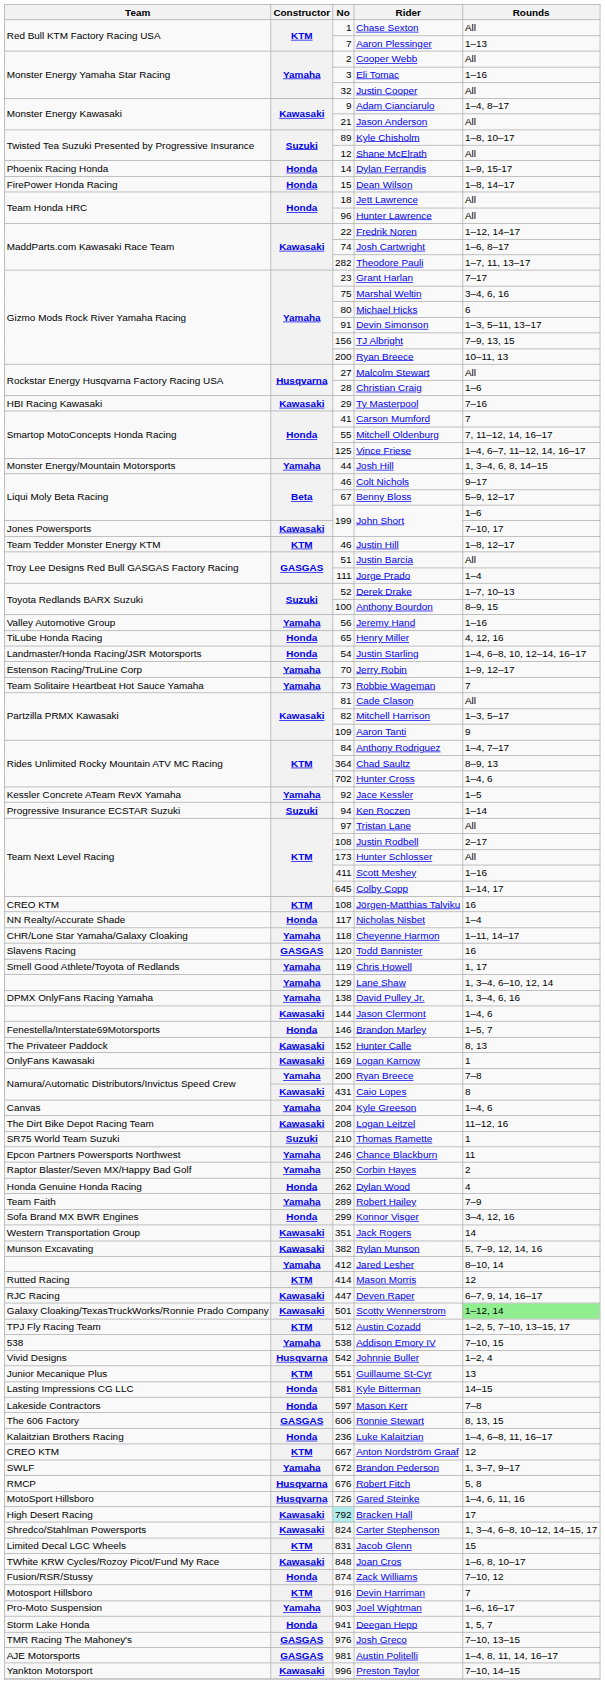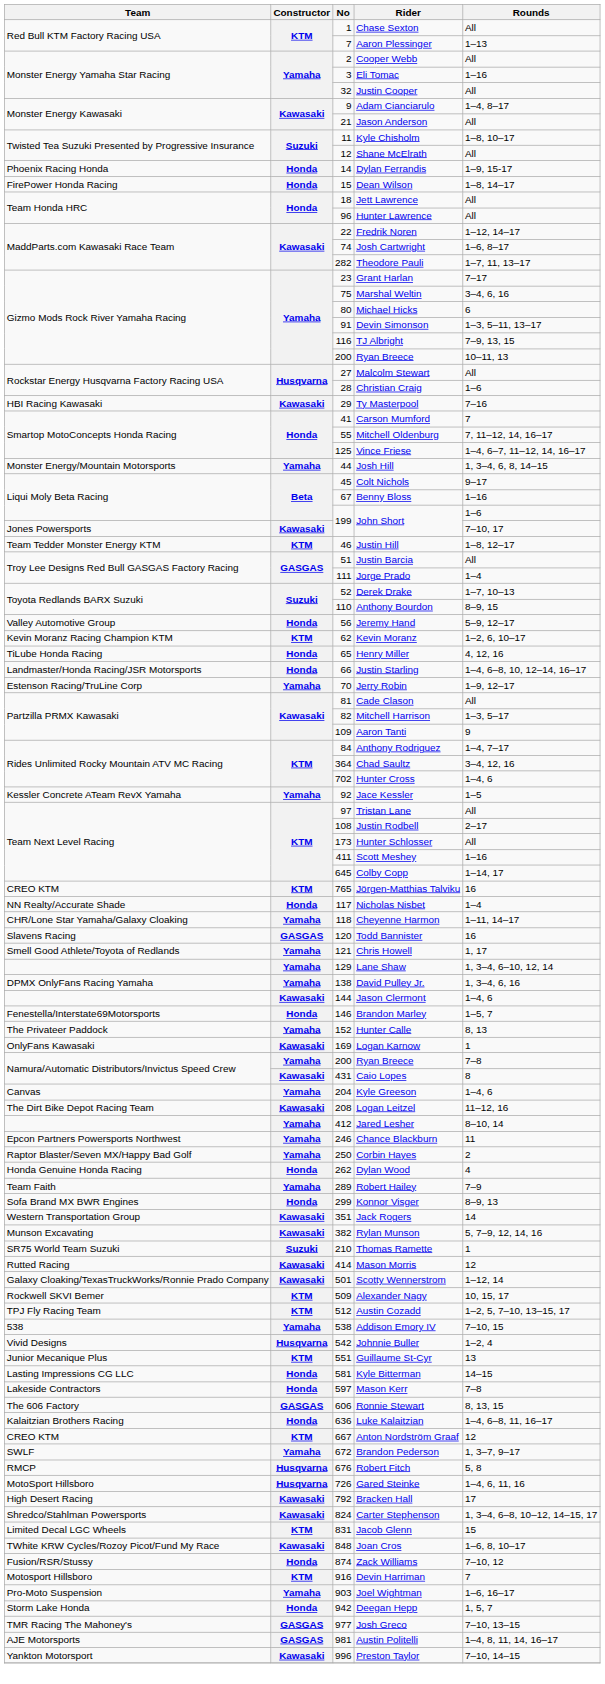(346, 137) 89 -> (346, 137) 11
(343, 340) 156 -> (344, 340) 116
(346, 481) 46 -> (346, 481) 45
(490, 497) 5–9, 12–17 -> (476, 497) 1–16
(343, 606) 100 -> (344, 606) 110
(302, 622) Yamaha -> (302, 622) Honda
(476, 622) 1–16 -> (490, 622) 5–9, 12–17
+ row: (90, 638)
(346, 653) 54 -> (346, 669) 66
- row: (105, 685)
(481, 763) 8–9, 13 -> (490, 763) 3–4, 12, 16
- row: (93, 810)
(343, 904) 108 -> (343, 888) 765
(344, 966) 119 -> (343, 951) 121
(302, 1045) Kawasaki -> (302, 1029) Yamaha
rows swapped: (63, 1139) <-> (138, 1264)
(490, 1217) 3–4, 12, 16 -> (481, 1201) 8–9, 13
(302, 1279) KTM -> (302, 1264) Kawasaki
- row: (33, 1295)
(484, 1311) lightgreen background -> (484, 1279) no background
+ row: (55, 1295)
(343, 1436) 236 -> (343, 1420) 636
(343, 1514) paleturquoise background -> (343, 1498) no background
(343, 1624) 941 -> (343, 1608) 942
(343, 1639) 976 -> (343, 1624) 977
